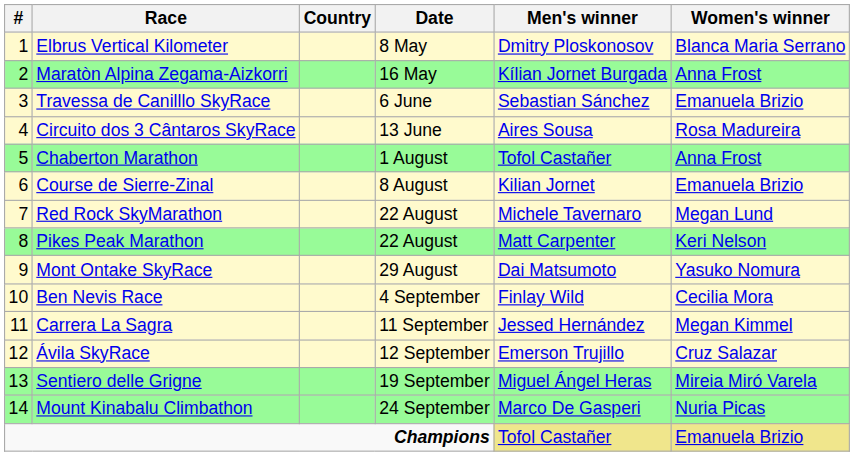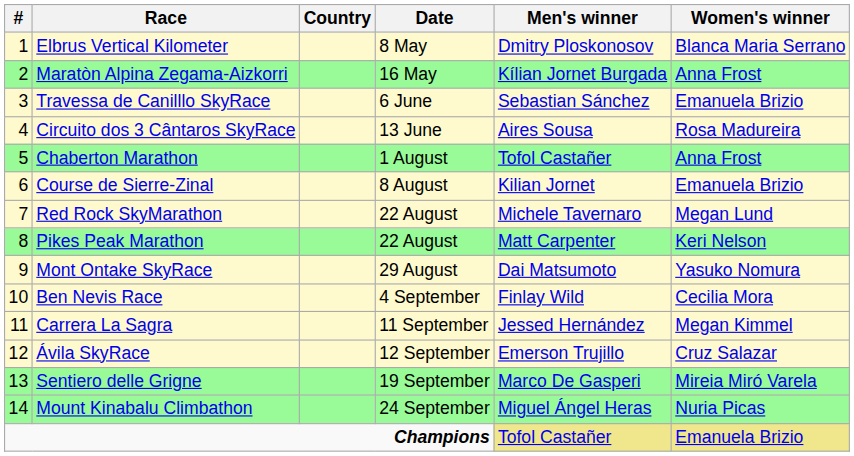(575, 381) Miguel Ángel Heras -> (569, 381) Marco De Gasperi
(569, 409) Marco De Gasperi -> (575, 409) Miguel Ángel Heras
